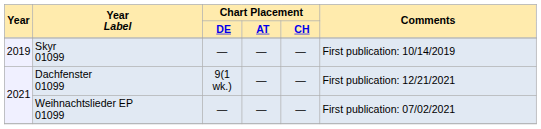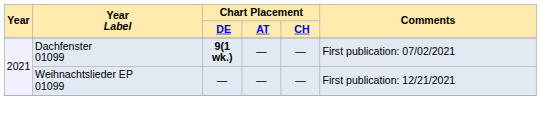- row: (50, 52)
(222, 80) normal -> (222, 52) bold
(389, 80) First publication: 12/21/2021 -> (389, 52) First publication: 07/02/2021
(389, 109) First publication: 07/02/2021 -> (389, 80) First publication: 12/21/2021
